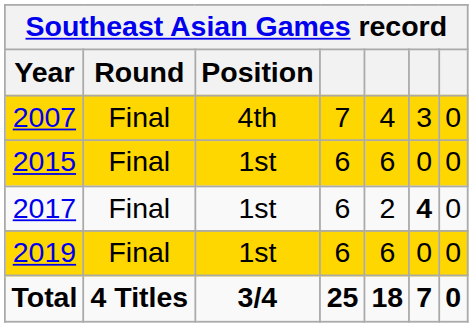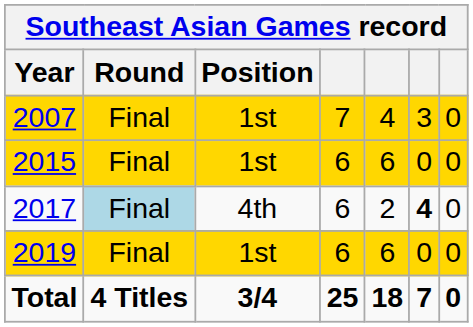(257, 117) 4th -> (257, 117) 1st
(139, 207) no background -> (139, 207) lightblue background
(257, 207) 1st -> (257, 207) 4th
